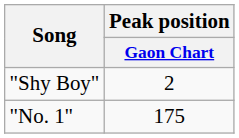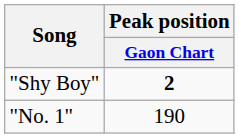(169, 83) normal -> (169, 83) bold
(169, 116) 175 -> (169, 116) 190
